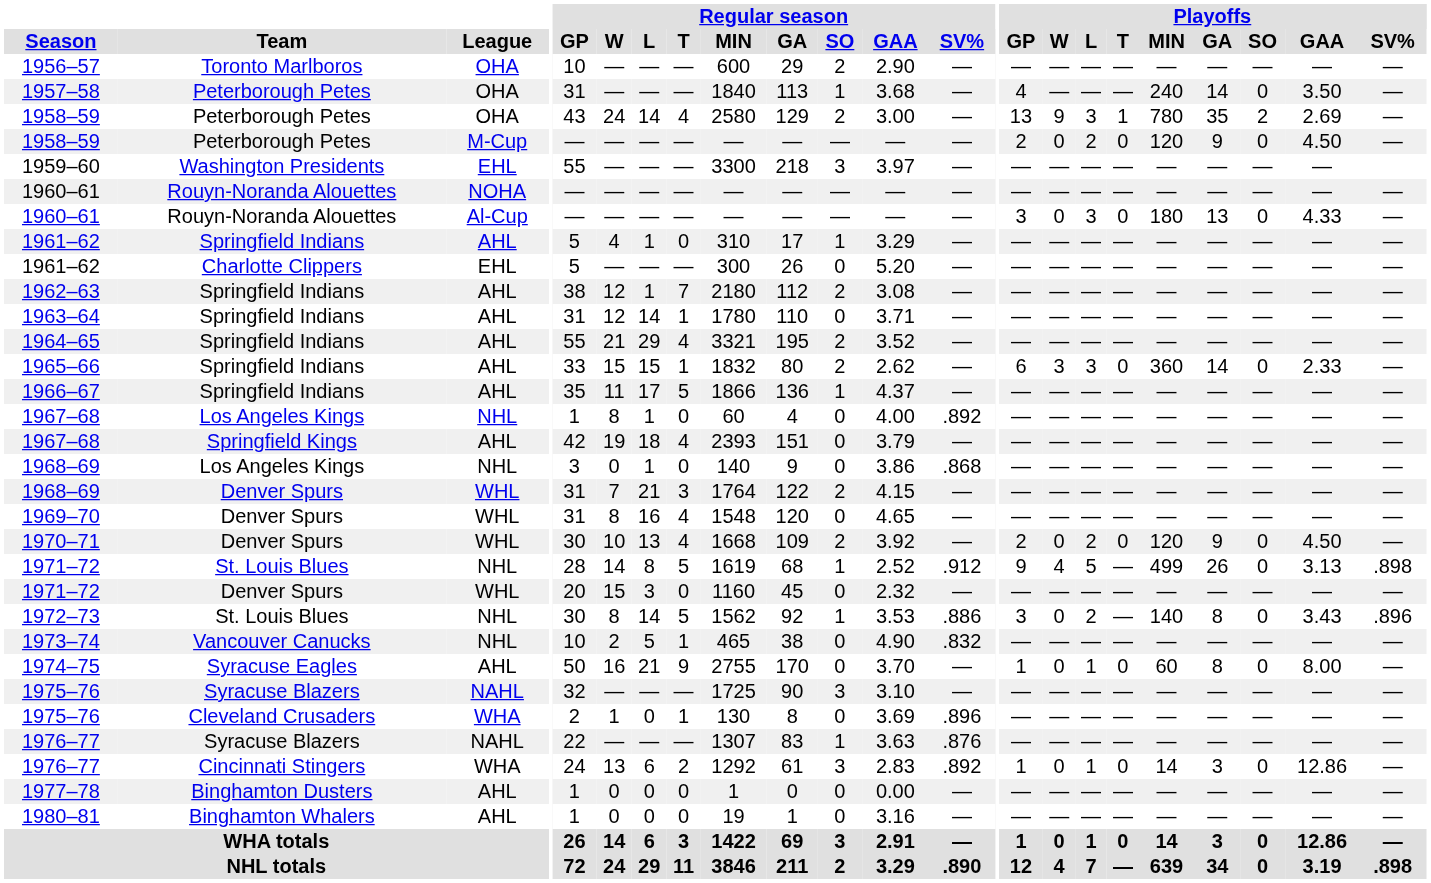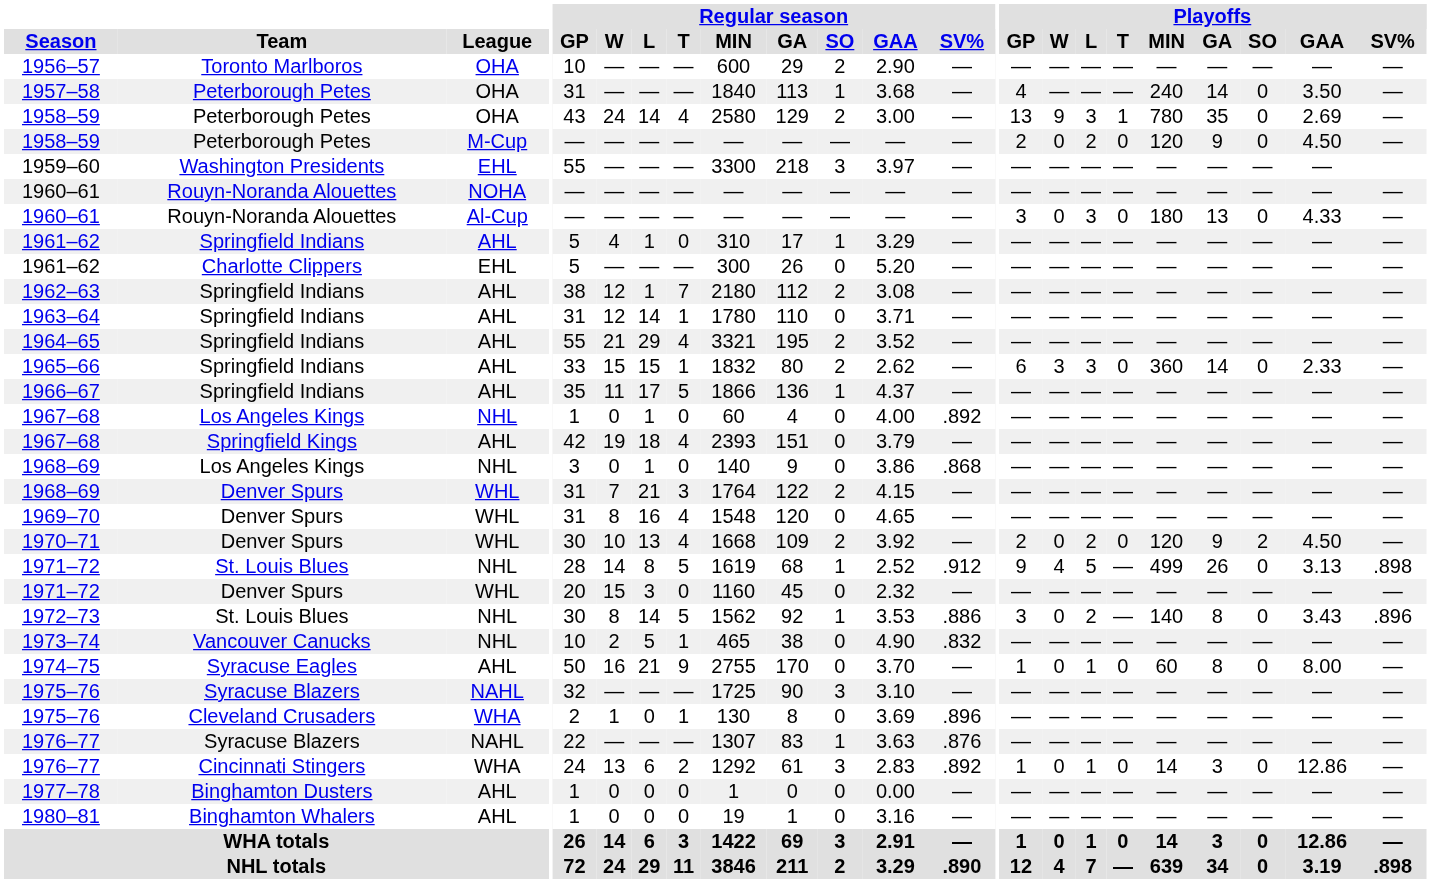(1263, 116) 2 -> (1263, 116) 0
(614, 416) 8 -> (614, 416) 0
(1263, 541) 0 -> (1263, 541) 2
